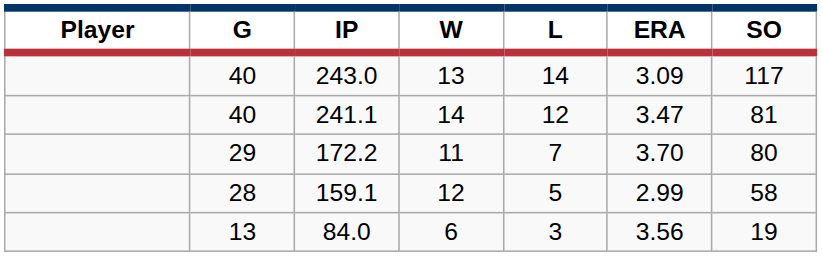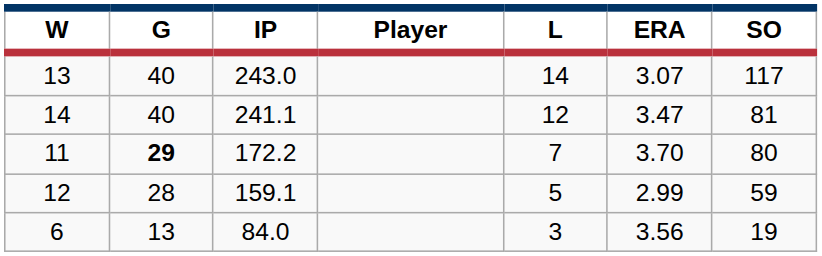columns swapped: (97, 30) <-> (451, 30)
(660, 75) 3.09 -> (660, 75) 3.07
(242, 153) normal -> (161, 153) bold
(764, 192) 58 -> (764, 192) 59
